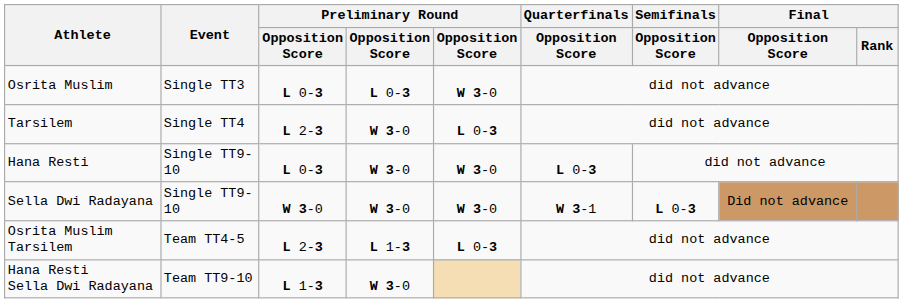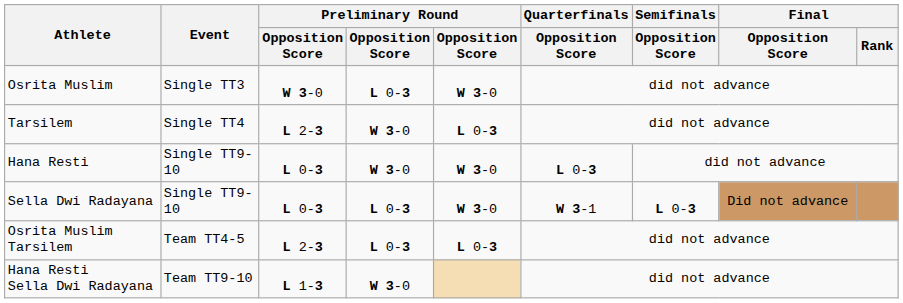(303, 93) L 0-3 -> (303, 93) W 3-0
(303, 209) W 3-0 -> (303, 209) L 0-3
(390, 209) W 3-0 -> (390, 209) L 0-3
(390, 248) L 1-3 -> (390, 248) L 0-3
